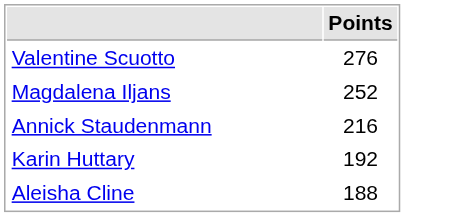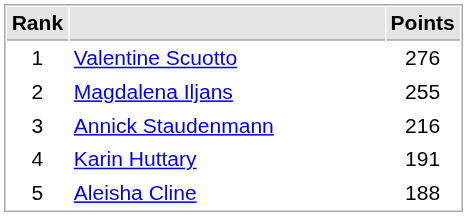+ column: (37, 23)
(361, 92) 252 -> (423, 92) 255
(361, 159) 192 -> (423, 159) 191
